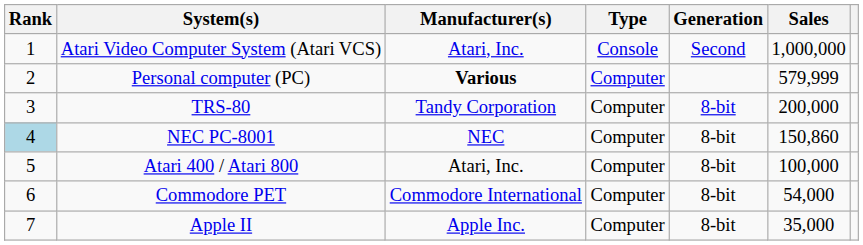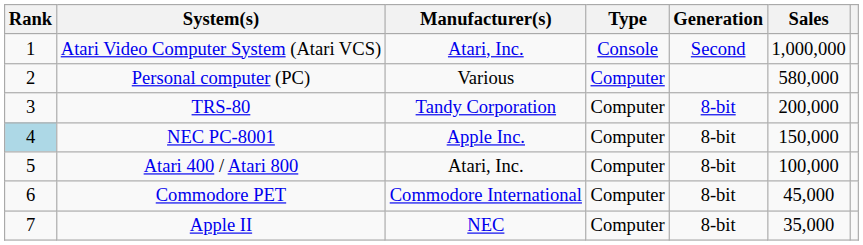(486, 78) bold -> (486, 78) normal
(809, 78) 579,999 -> (809, 78) 580,000
(486, 136) NEC -> (486, 136) Apple Inc.
(809, 136) 150,860 -> (809, 136) 150,000
(809, 195) 54,000 -> (809, 195) 45,000
(486, 225) Apple Inc. -> (486, 225) NEC
